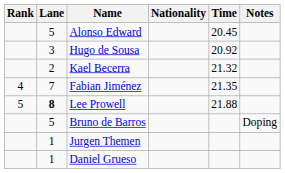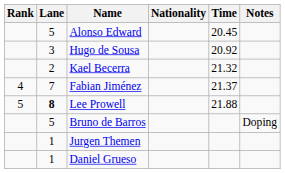(224, 86) 21.35 -> (224, 86) 21.37
